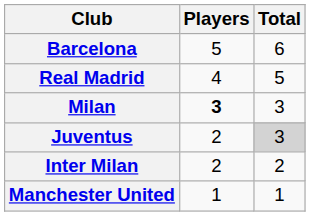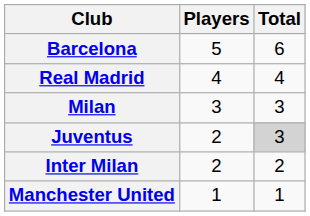(280, 78) 5 -> (280, 78) 4
(216, 107) bold -> (216, 107) normal
